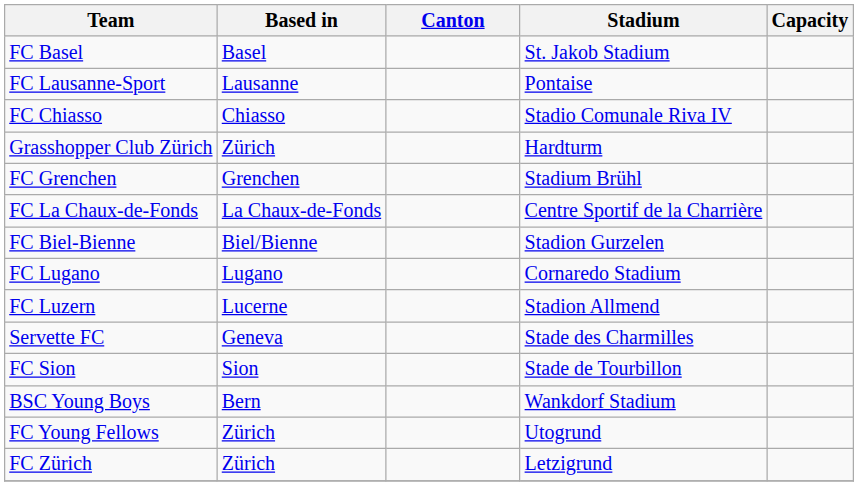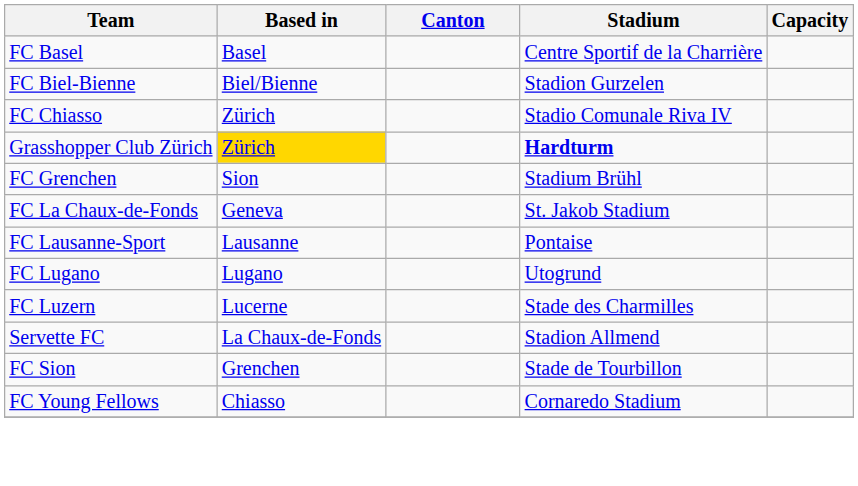(597, 52) St. Jakob Stadium -> (643, 52) Centre Sportif de la Charrière
rows swapped: (72, 242) <-> (87, 83)
(253, 115) Chiasso -> (248, 115) Zürich
(248, 147) no background -> (248, 147) gold background
(563, 147) normal -> (569, 147) bold
(261, 178) Grenchen -> (240, 178) Sion
(301, 210) La Chaux-de-Fonds -> (252, 210) Geneva
(643, 210) Centre Sportif de la Charrière -> (597, 210) St. Jakob Stadium
(603, 274) Cornaredo Stadium -> (563, 274) Utogrund
(592, 305) Stadion Allmend -> (609, 305) Stade des Charmilles
(252, 337) Geneva -> (301, 337) La Chaux-de-Fonds
(609, 337) Stade des Charmilles -> (592, 337) Stadion Allmend
(240, 369) Sion -> (261, 369) Grenchen
- row: (80, 400)
(248, 432) Zürich -> (253, 400) Chiasso
(563, 432) Utogrund -> (603, 400) Cornaredo Stadium
- row: (51, 464)
